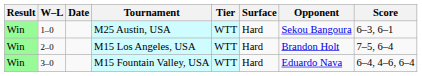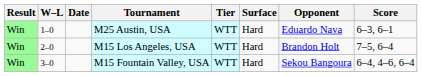(317, 29) Sekou Bangoura -> (312, 29) Eduardo Nava
(312, 63) Eduardo Nava -> (317, 63) Sekou Bangoura
